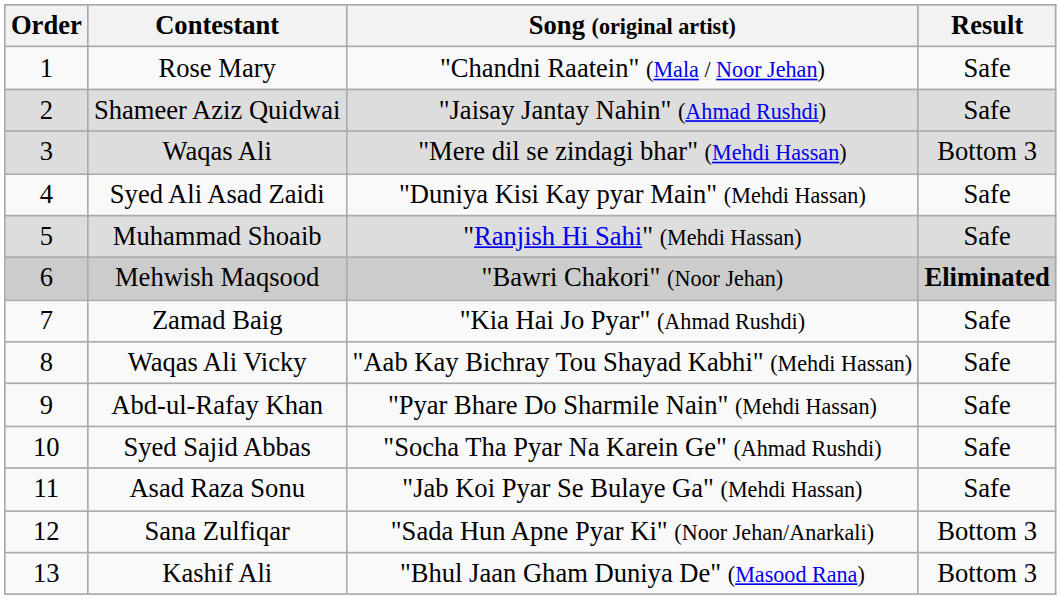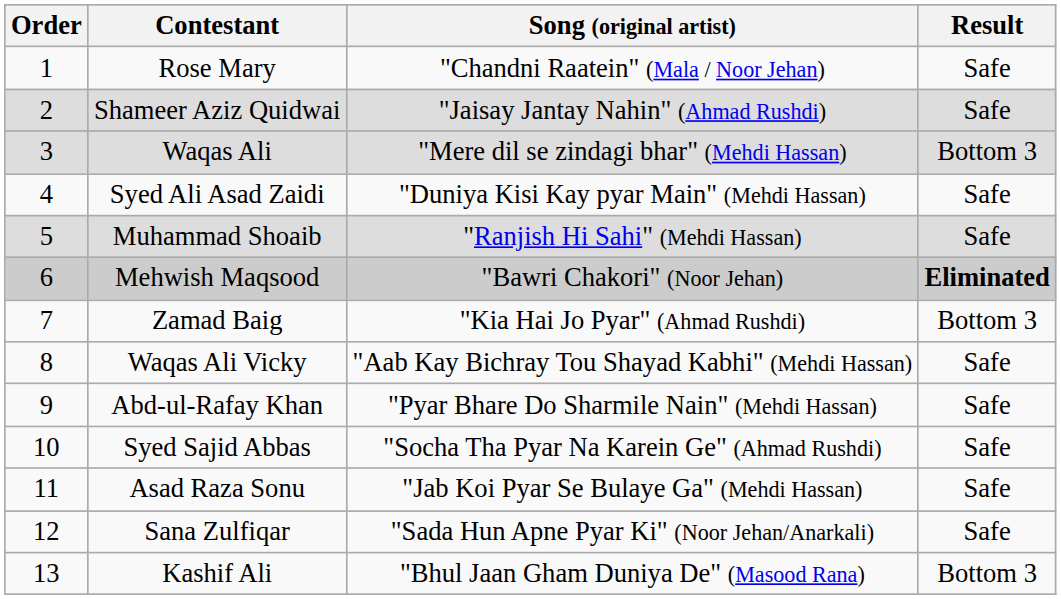(987, 320) Safe -> (987, 320) Bottom 3
(987, 531) Bottom 3 -> (987, 531) Safe
